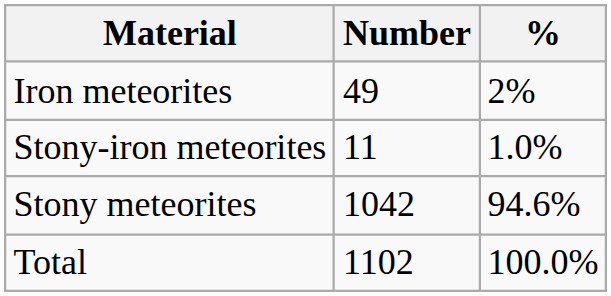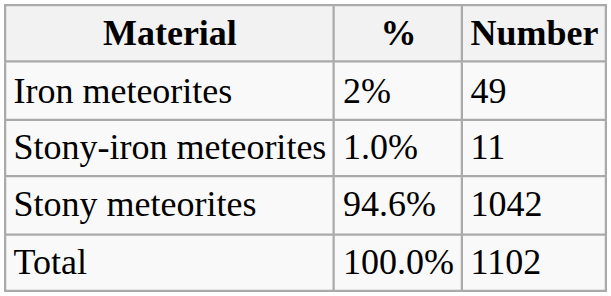columns swapped: (407, 33) <-> (543, 33)
